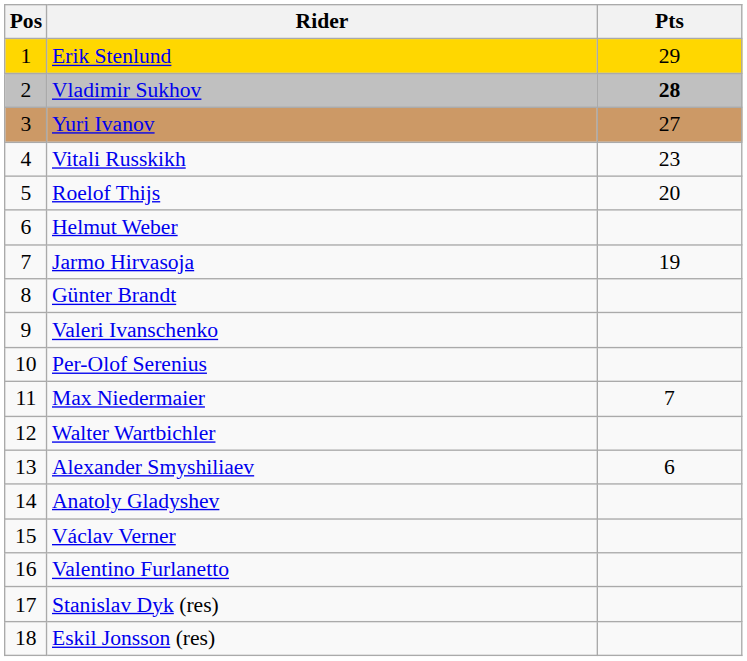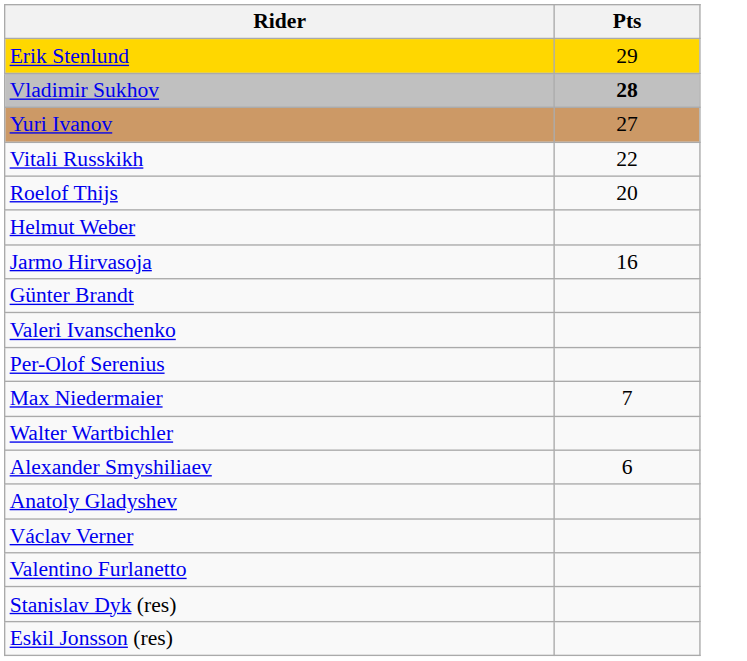- column: (26, 21)
(669, 158) 23 -> (627, 158) 22
(669, 261) 19 -> (627, 261) 16
